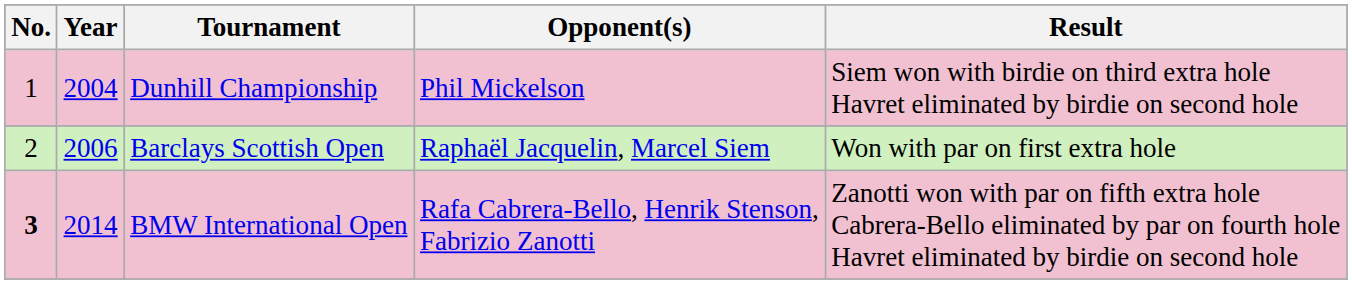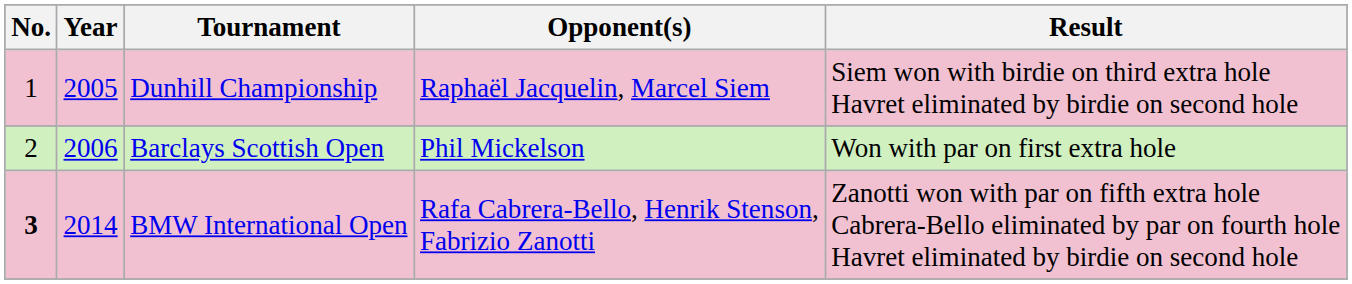(91, 87) 2004 -> (91, 87) 2005
(502, 87) Phil Mickelson -> (595, 87) Raphaël Jacquelin, Marcel Siem
(595, 148) Raphaël Jacquelin, Marcel Siem -> (502, 148) Phil Mickelson
